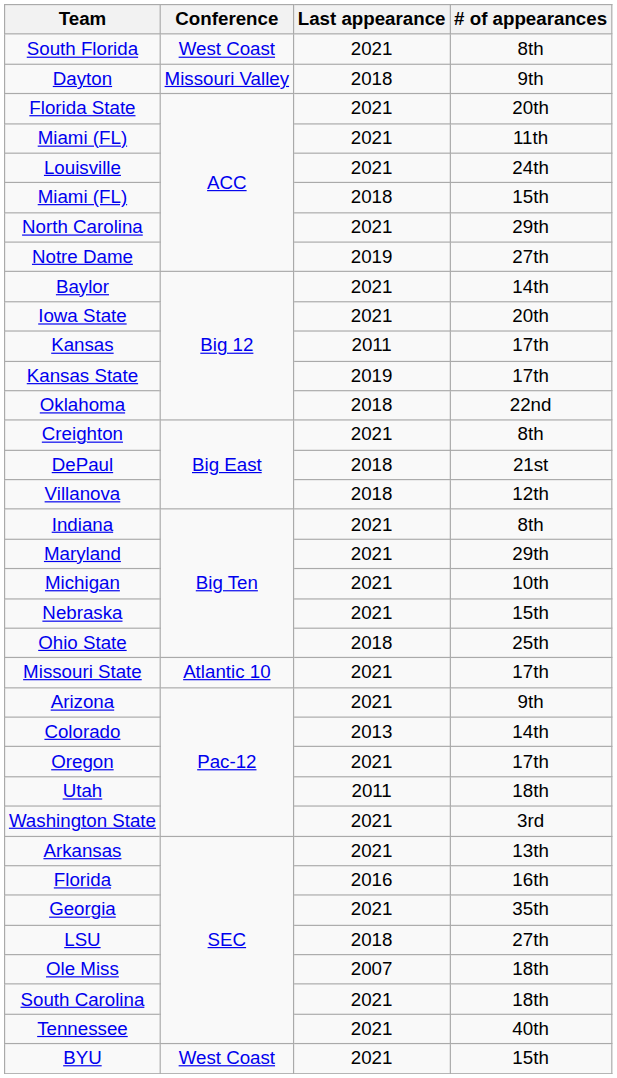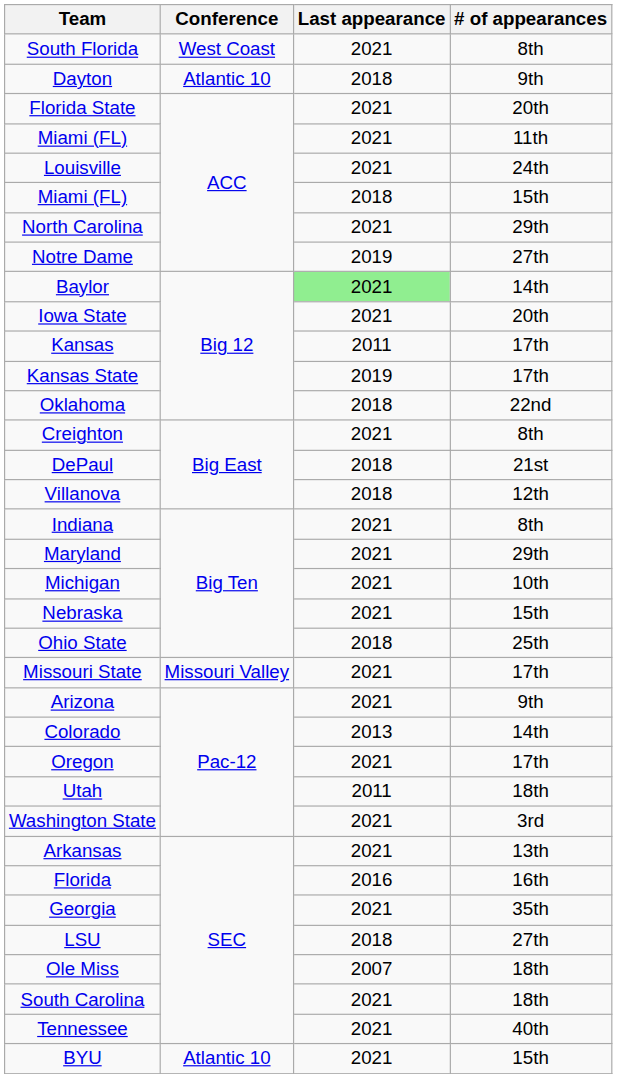(227, 78) Missouri Valley -> (227, 78) Atlantic 10
(372, 286) no background -> (372, 286) lightgreen background
(227, 672) Atlantic 10 -> (227, 672) Missouri Valley
(227, 1058) West Coast -> (227, 1058) Atlantic 10
